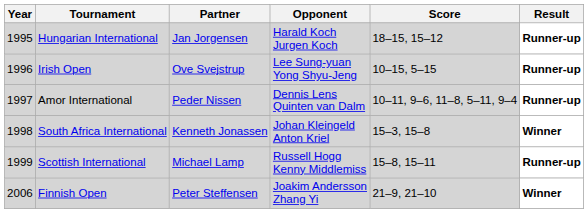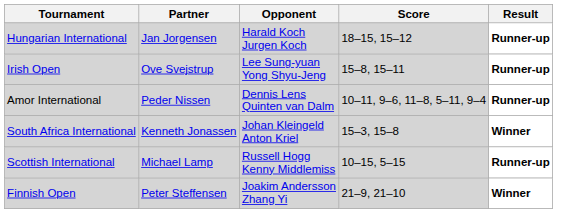- column: (20, 14)
(404, 69) 10–15, 5–15 -> (373, 69) 15–8, 15–11
(404, 162) 15–8, 15–11 -> (373, 162) 10–15, 5–15
